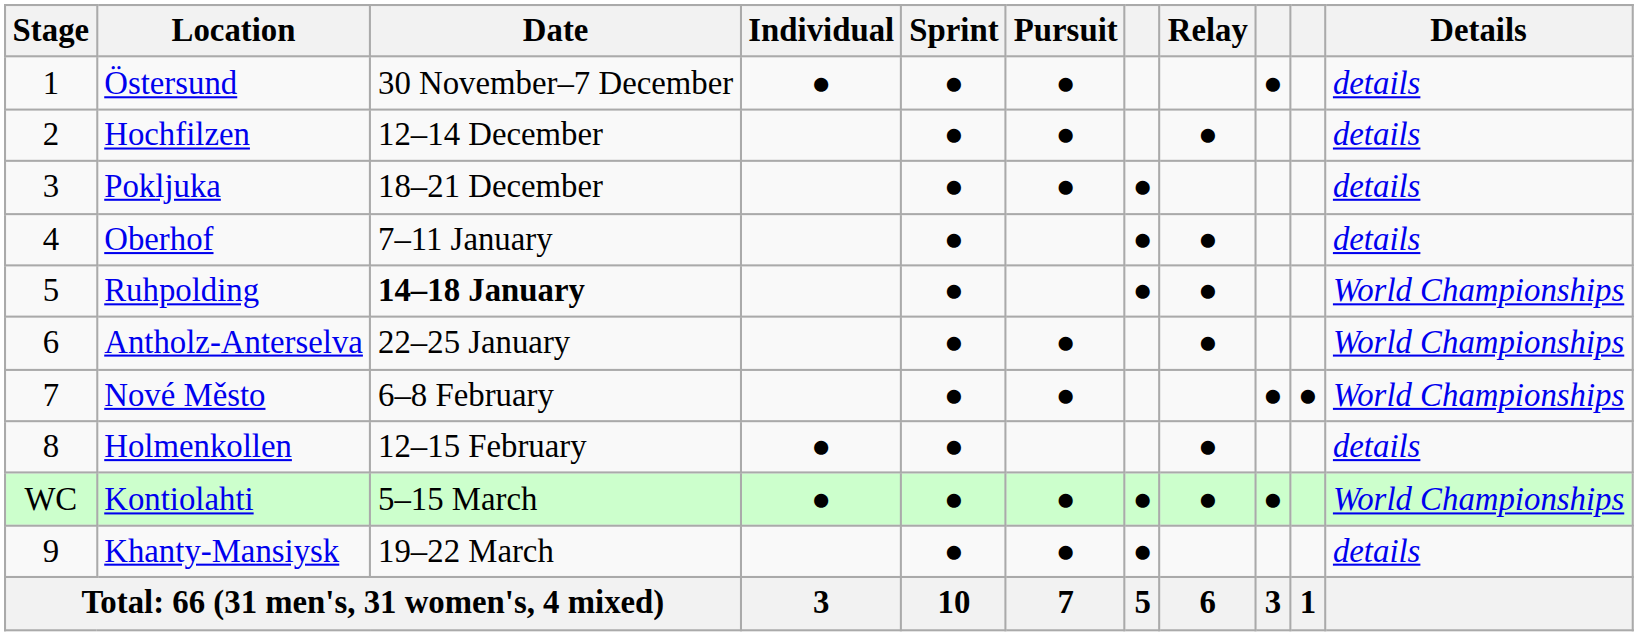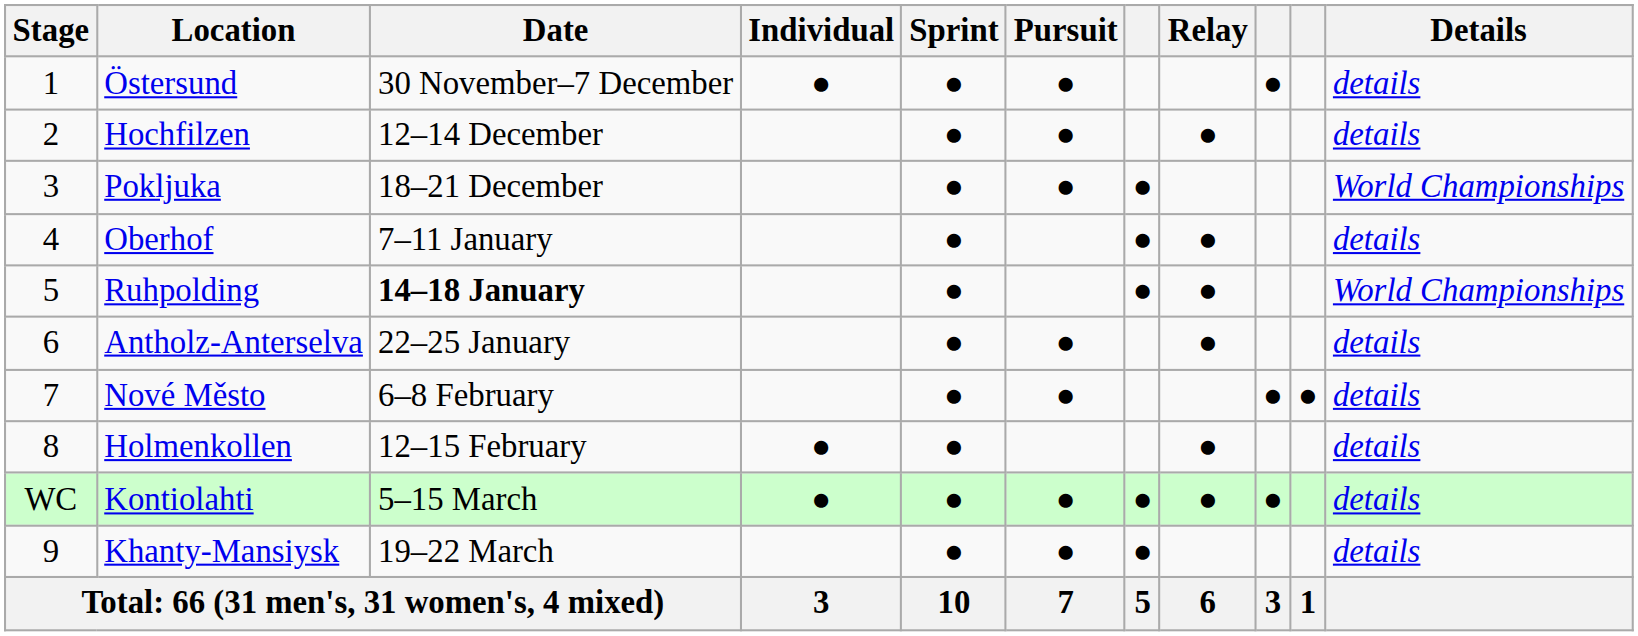(1377, 186) details -> (1479, 186) World Championships
(1479, 342) World Championships -> (1377, 342) details
(1479, 394) World Championships -> (1377, 394) details
(1479, 498) World Championships -> (1377, 498) details
